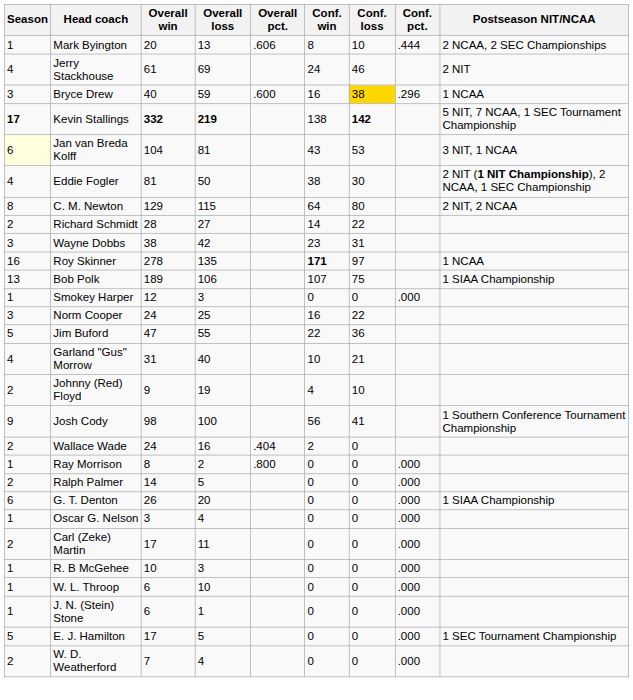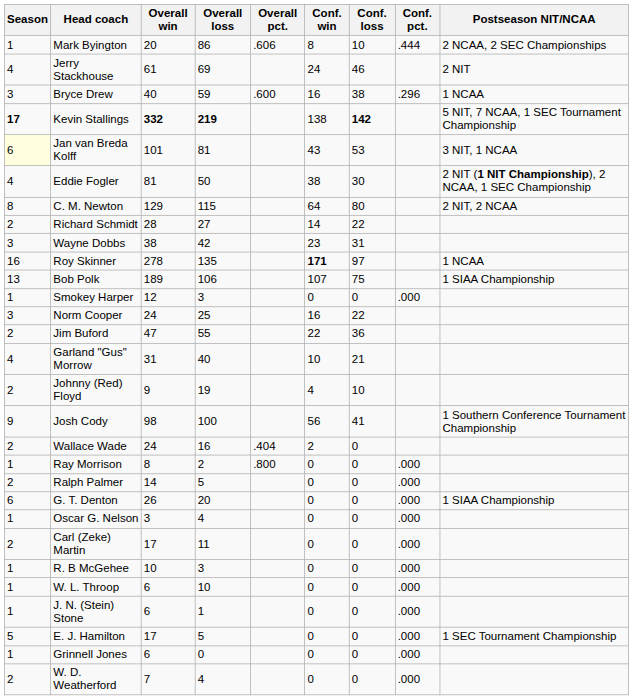(204, 44) 13 -> (204, 44) 86
(358, 94) gold background -> (358, 94) no background
(153, 150) 104 -> (153, 150) 101
(10, 334) 5 -> (10, 334) 2
+ row: (90, 654)
